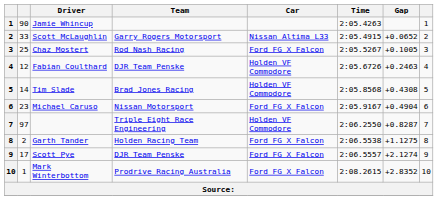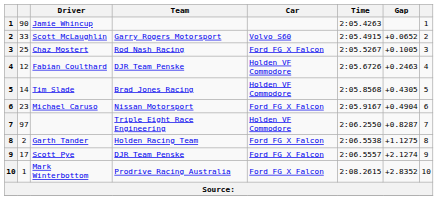(289, 37) Nissan Altima L33 -> (270, 37) Volvo S60
(401, 89) +0.4308 -> (401, 89) +0.4305
